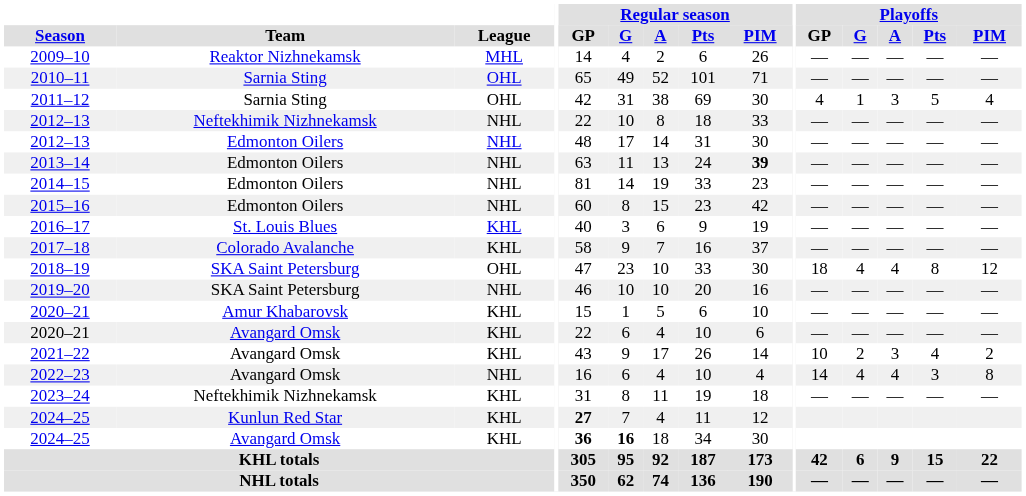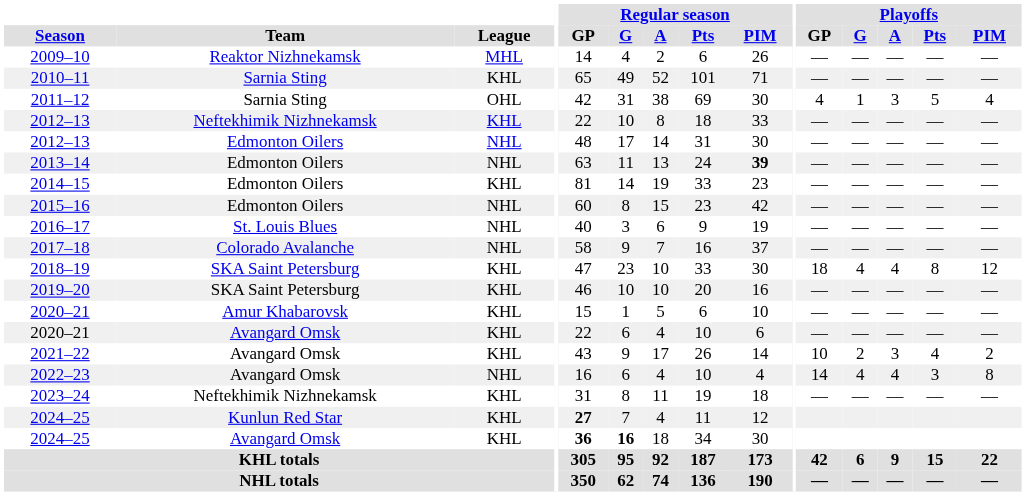(504, 78) OHL -> (504, 78) KHL
(504, 120) NHL -> (504, 120) KHL
(504, 184) NHL -> (504, 184) KHL
(504, 226) KHL -> (504, 226) NHL
(504, 247) KHL -> (504, 247) NHL
(504, 268) OHL -> (504, 268) KHL
(504, 290) NHL -> (504, 290) KHL
